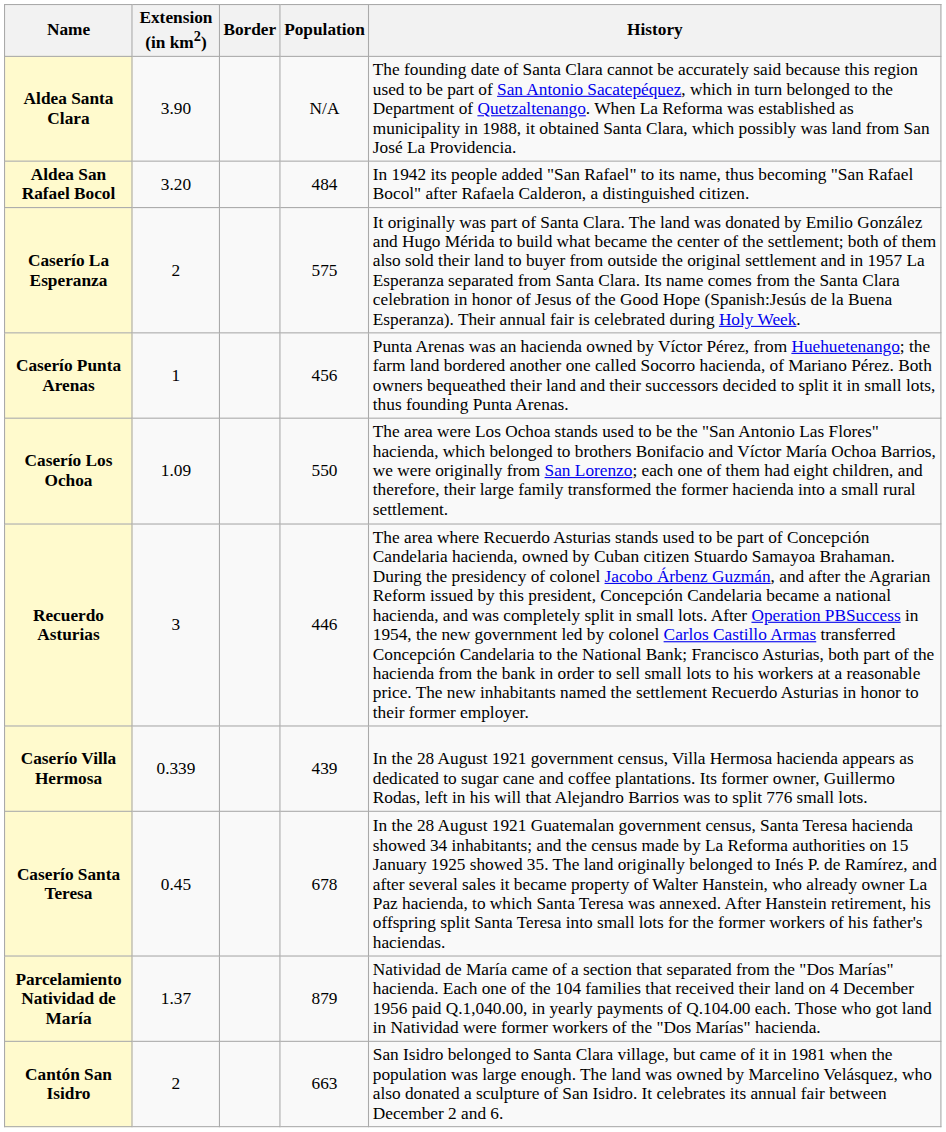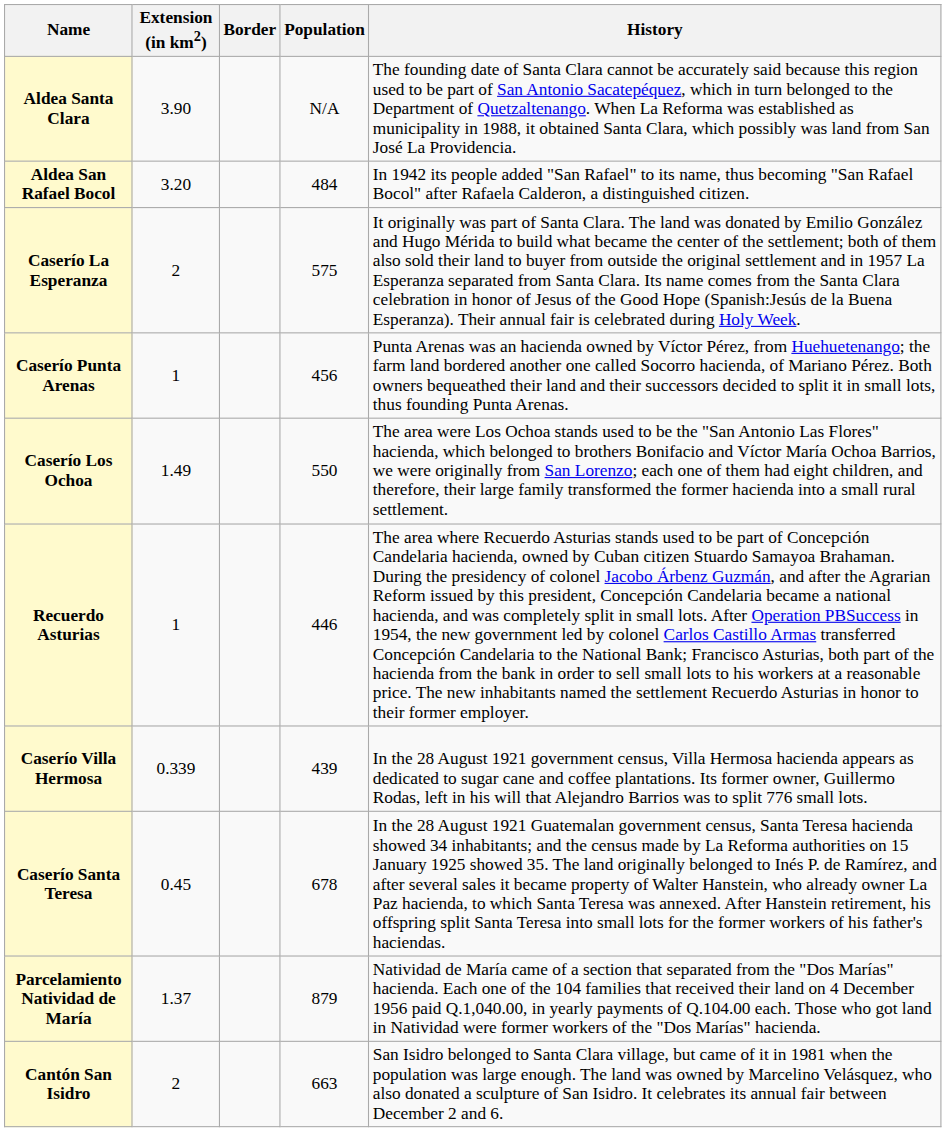(176, 470) 1.09 -> (176, 470) 1.49
(176, 624) 3 -> (176, 624) 1
